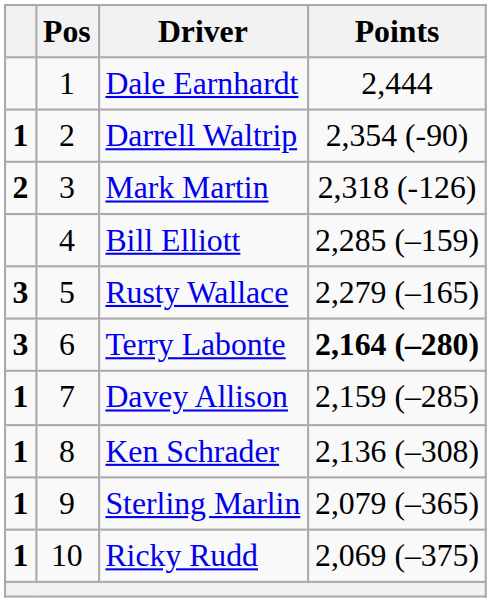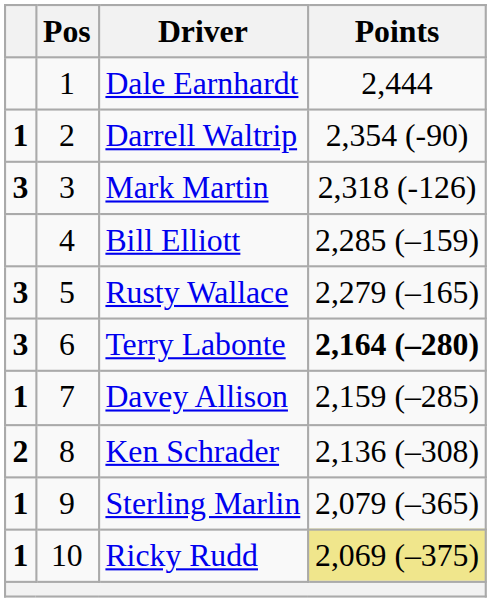(20, 188) 2 -> (20, 188) 3
(20, 449) 1 -> (20, 449) 2
(397, 554) no background -> (397, 554) khaki background
